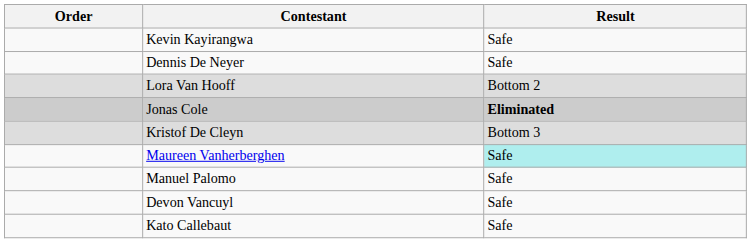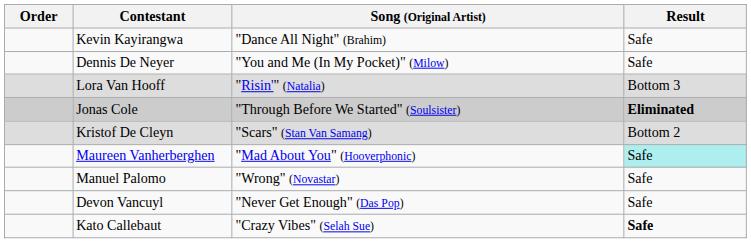+ column: (428, 16)
(514, 86) Bottom 2 -> (654, 86) Bottom 3
(514, 132) Bottom 3 -> (654, 132) Bottom 2
(500, 226) normal -> (640, 226) bold
